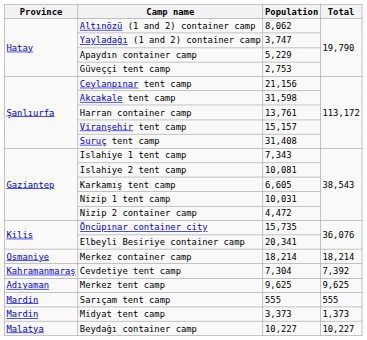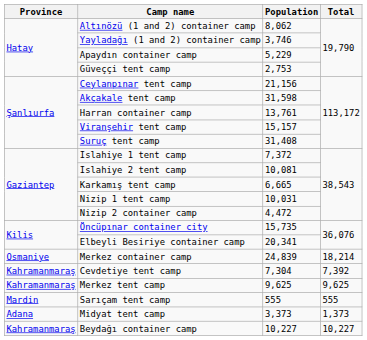(278, 40) 3,747 -> (278, 40) 3,746
(278, 156) 7,343 -> (278, 156) 7,372
(278, 184) 6,605 -> (278, 184) 6,665
(281, 256) 18,214 -> (281, 256) 24,839
(28, 285) Adıyaman -> (41, 285) Kahramanmaraş
(22, 314) Mardin -> (20, 314) Adana
(25, 329) Malatya -> (41, 329) Kahramanmaraş
